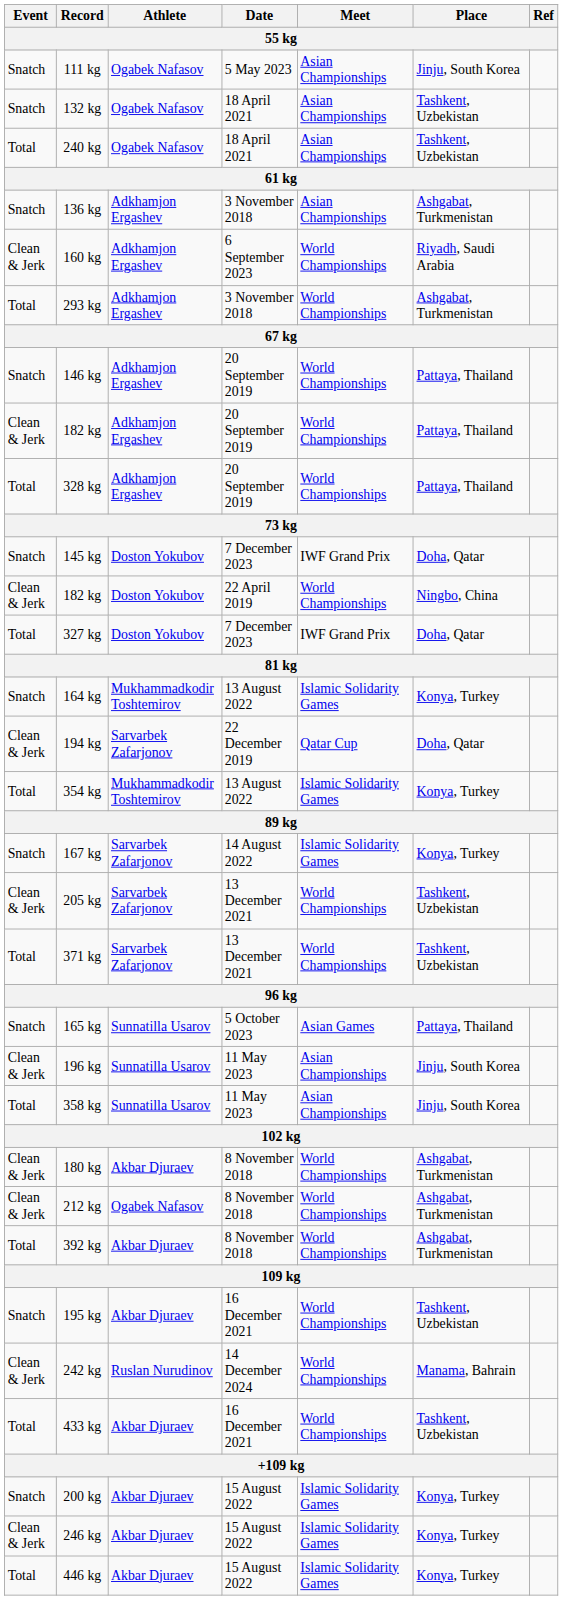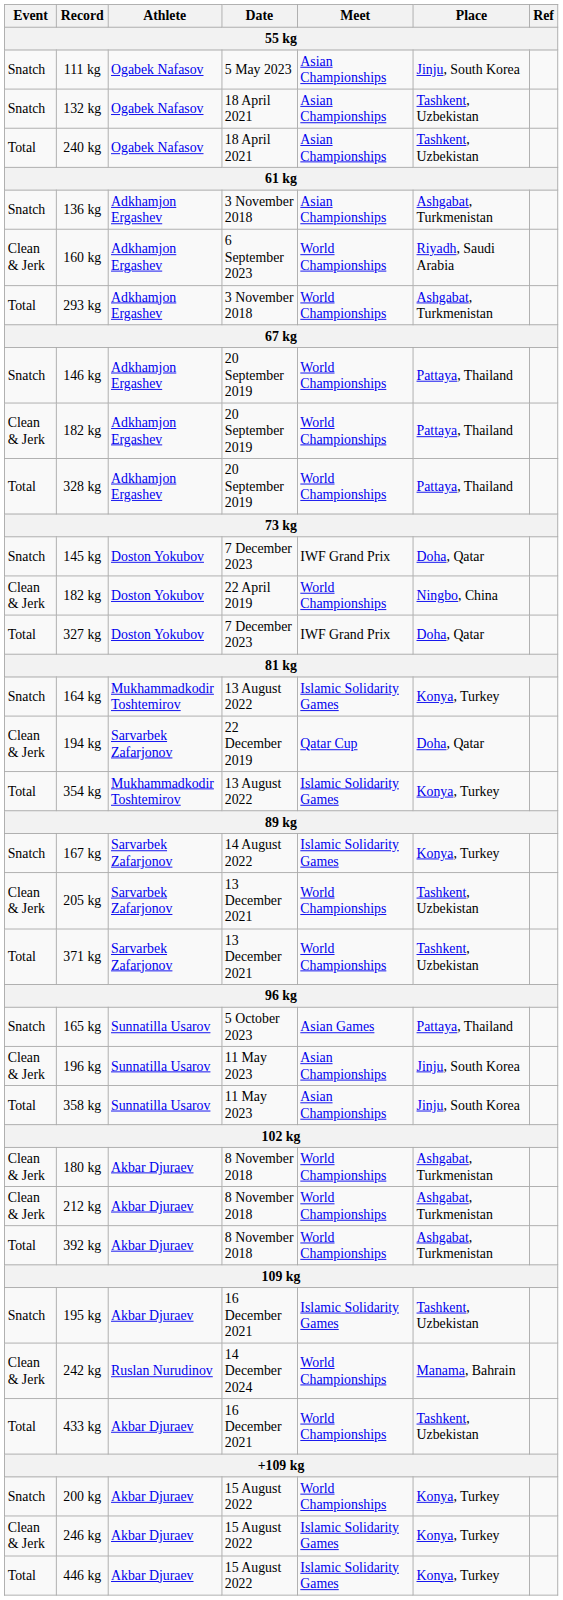(157, 1206) Ogabek Nafasov -> (152, 1206) Akbar Djuraev
(343, 1315) World Championships -> (350, 1315) Islamic Solidarity Games
(350, 1497) Islamic Solidarity Games -> (343, 1497) World Championships
